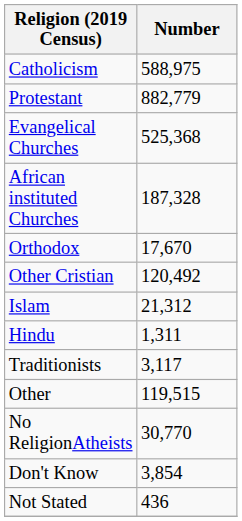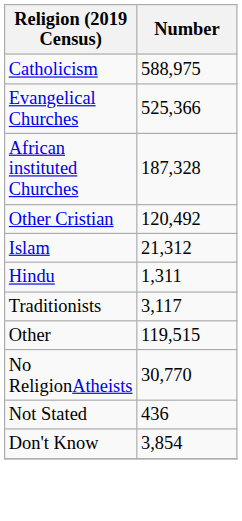- row: (46, 98)
(171, 137) 525,368 -> (171, 108) 525,366
- row: (44, 247)
rows swapped: (54, 472) <-> (48, 501)
